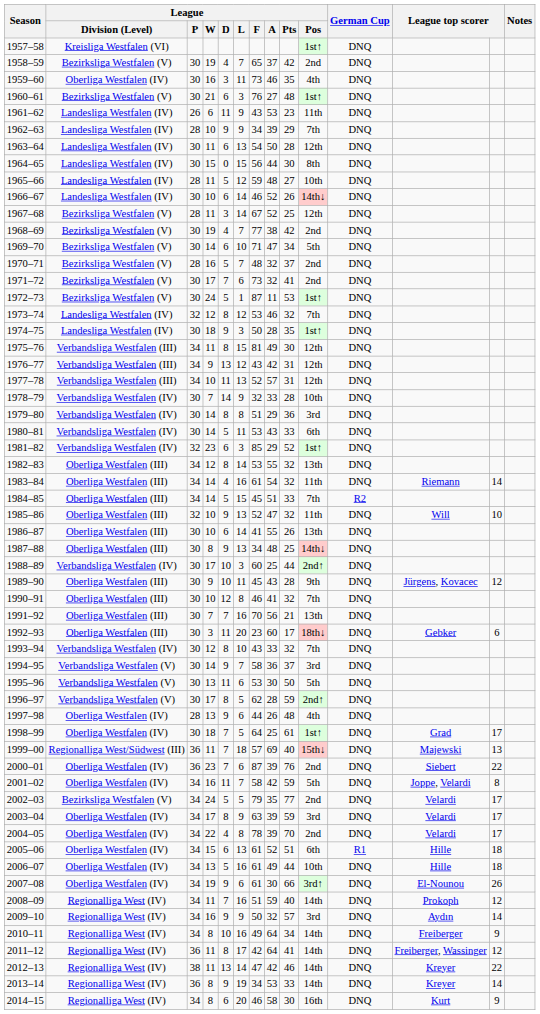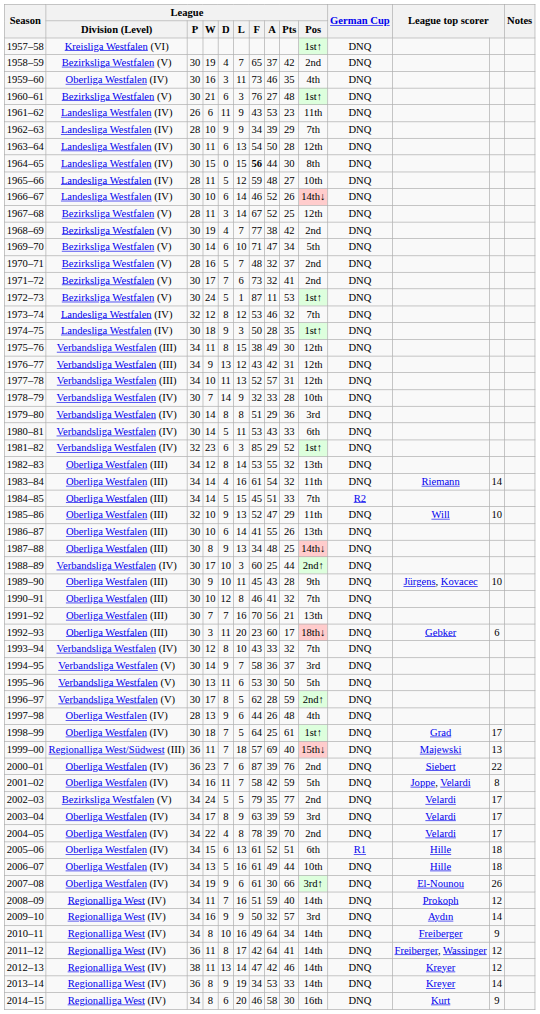(257, 163) normal -> (257, 163) bold
(257, 347) 81 -> (257, 347) 38
(289, 515) 32 -> (289, 515) 29
(497, 582) 12 -> (497, 582) 10
(497, 967) 22 -> (497, 967) 12
